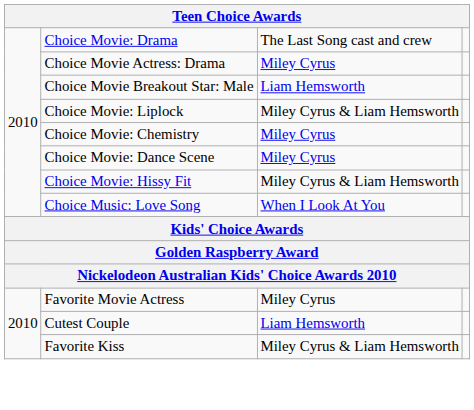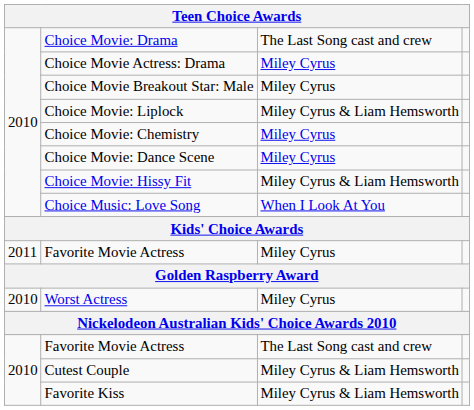(313, 87) Liam Hemsworth -> (298, 87) Miley Cyrus
+ row: (22, 252)
+ row: (23, 299)
(298, 299) Miley Cyrus -> (346, 346) The Last Song cast and crew
(313, 323) Liam Hemsworth -> (360, 370) Miley Cyrus & Liam Hemsworth
